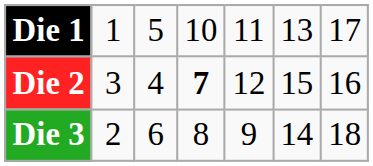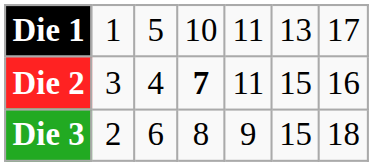(249, 82) 12 -> (248, 82) 11
(297, 134) 14 -> (296, 134) 15
